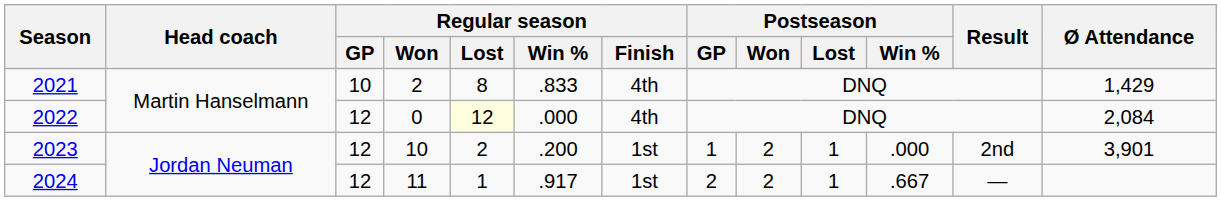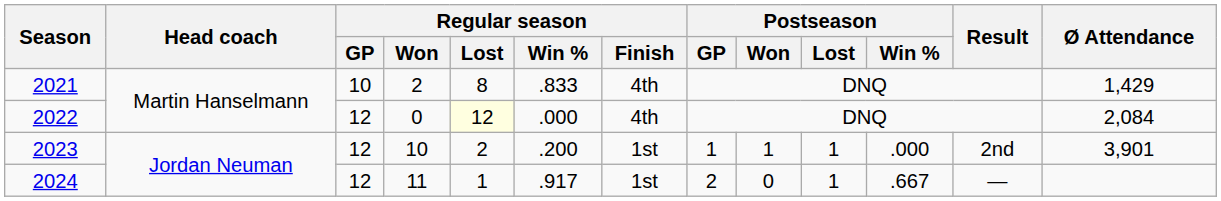(768, 149) 2 -> (768, 149) 1
(768, 181) 2 -> (768, 181) 0
